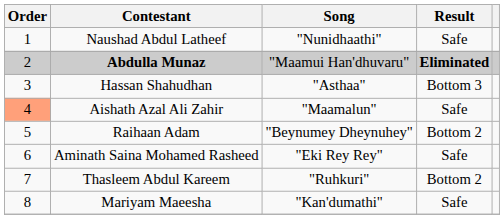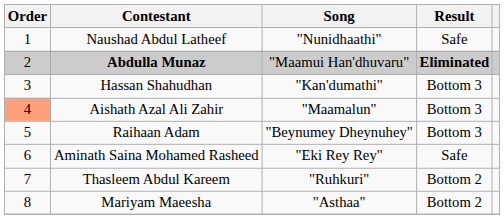(339, 86) "Asthaa" -> (339, 86) "Kan'dumathi"
(454, 109) Safe -> (454, 109) Bottom 3
(454, 132) Bottom 2 -> (454, 132) Bottom 3
(339, 202) "Kan'dumathi" -> (339, 202) "Asthaa"
(454, 202) Safe -> (454, 202) Bottom 2
